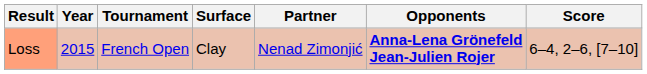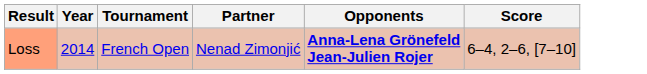- column: (224, 16)
(78, 48) 2015 -> (78, 48) 2014
